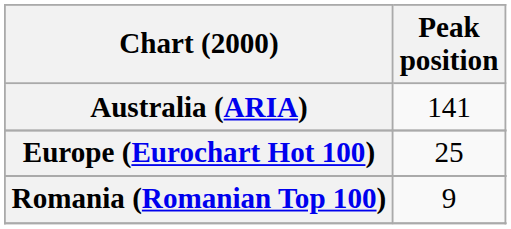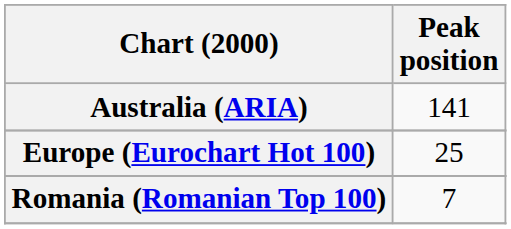(449, 198) 9 -> (449, 198) 7
